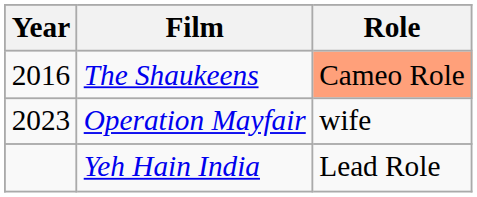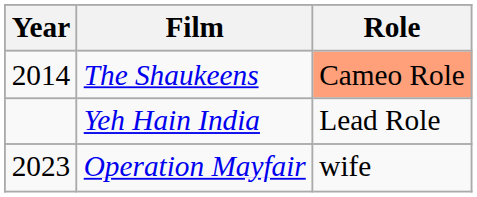(41, 74) 2016 -> (41, 74) 2014
rows swapped: (172, 167) <-> (195, 120)
